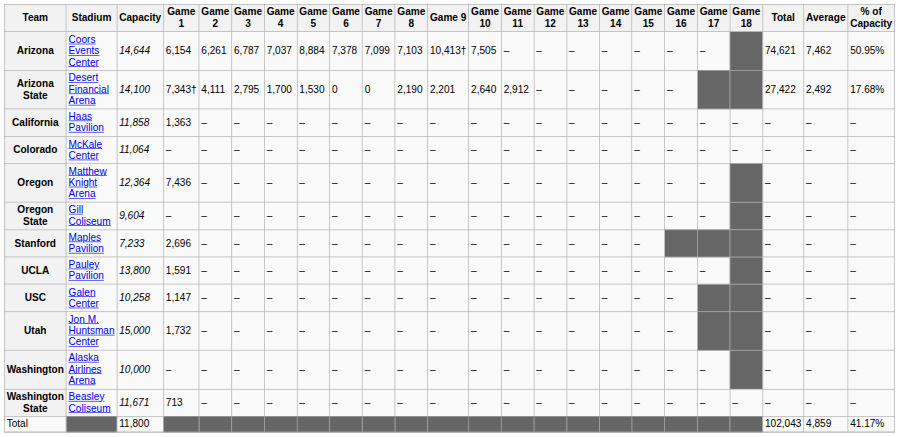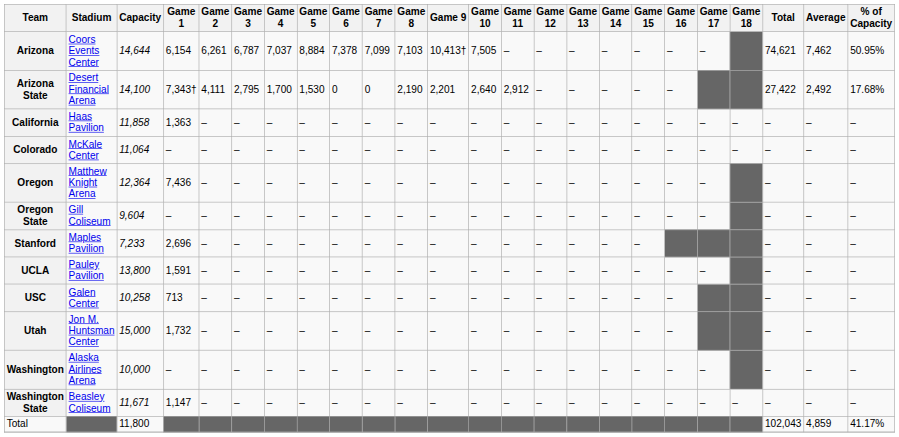(178, 298) 1,147 -> (174, 298) 713
(174, 402) 713 -> (178, 402) 1,147
